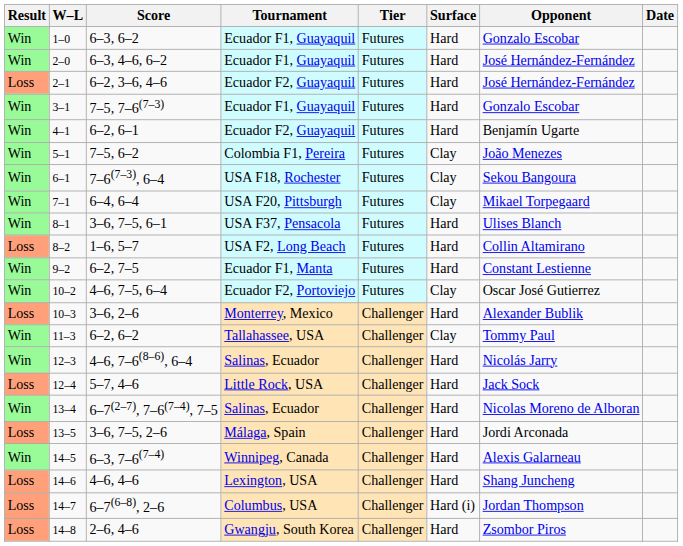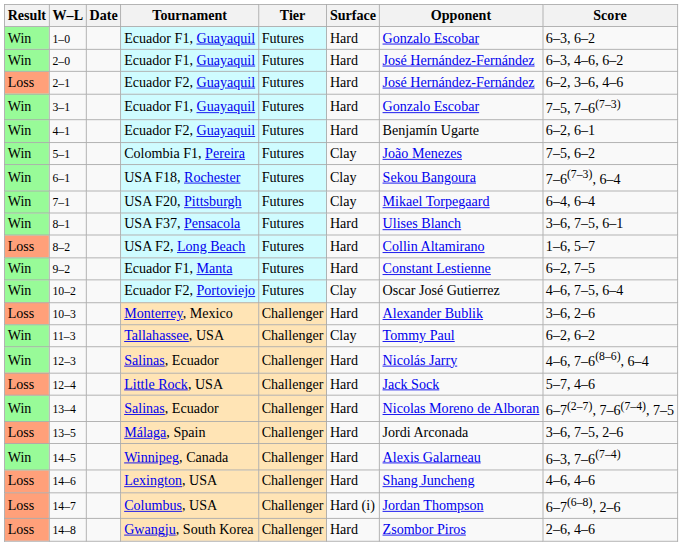columns swapped: (660, 15) <-> (154, 15)
